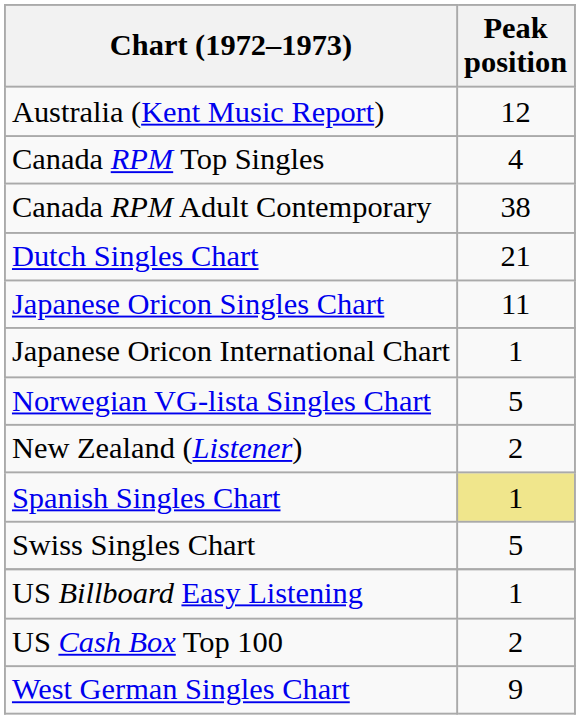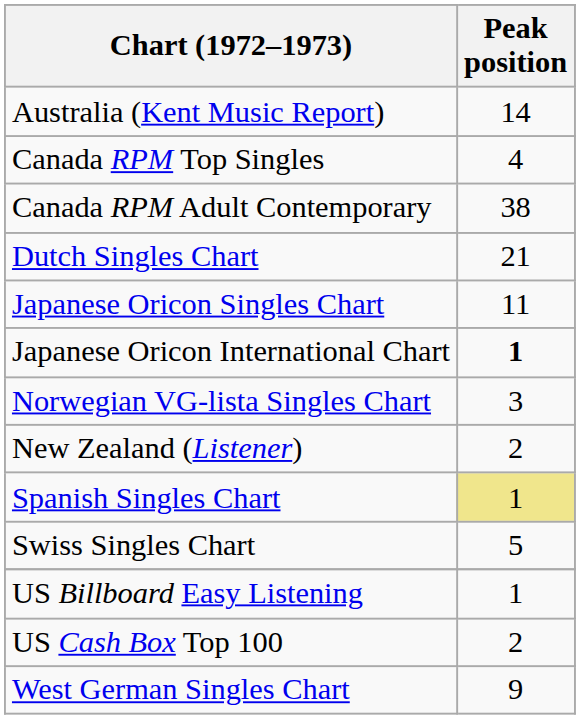(516, 111) 12 -> (516, 111) 14
(516, 352) normal -> (516, 352) bold
(516, 400) 5 -> (516, 400) 3
